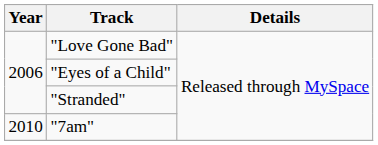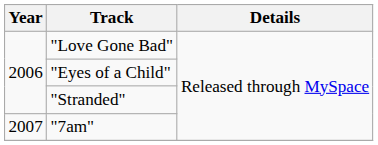(26, 126) 2010 -> (26, 126) 2007
